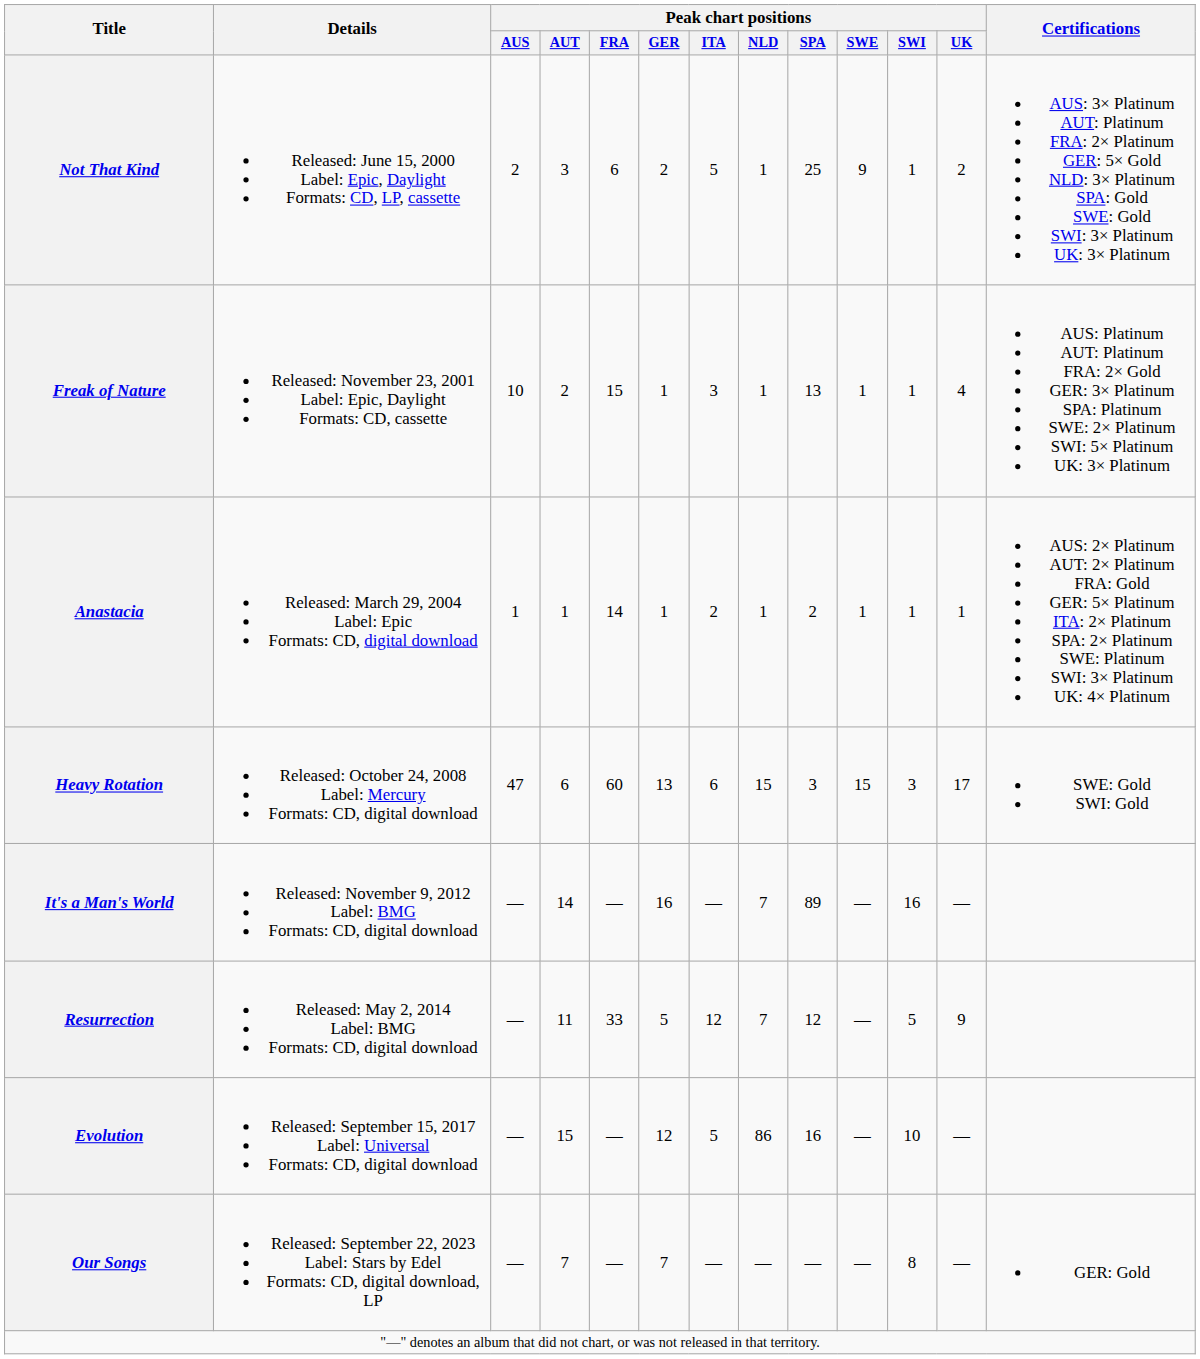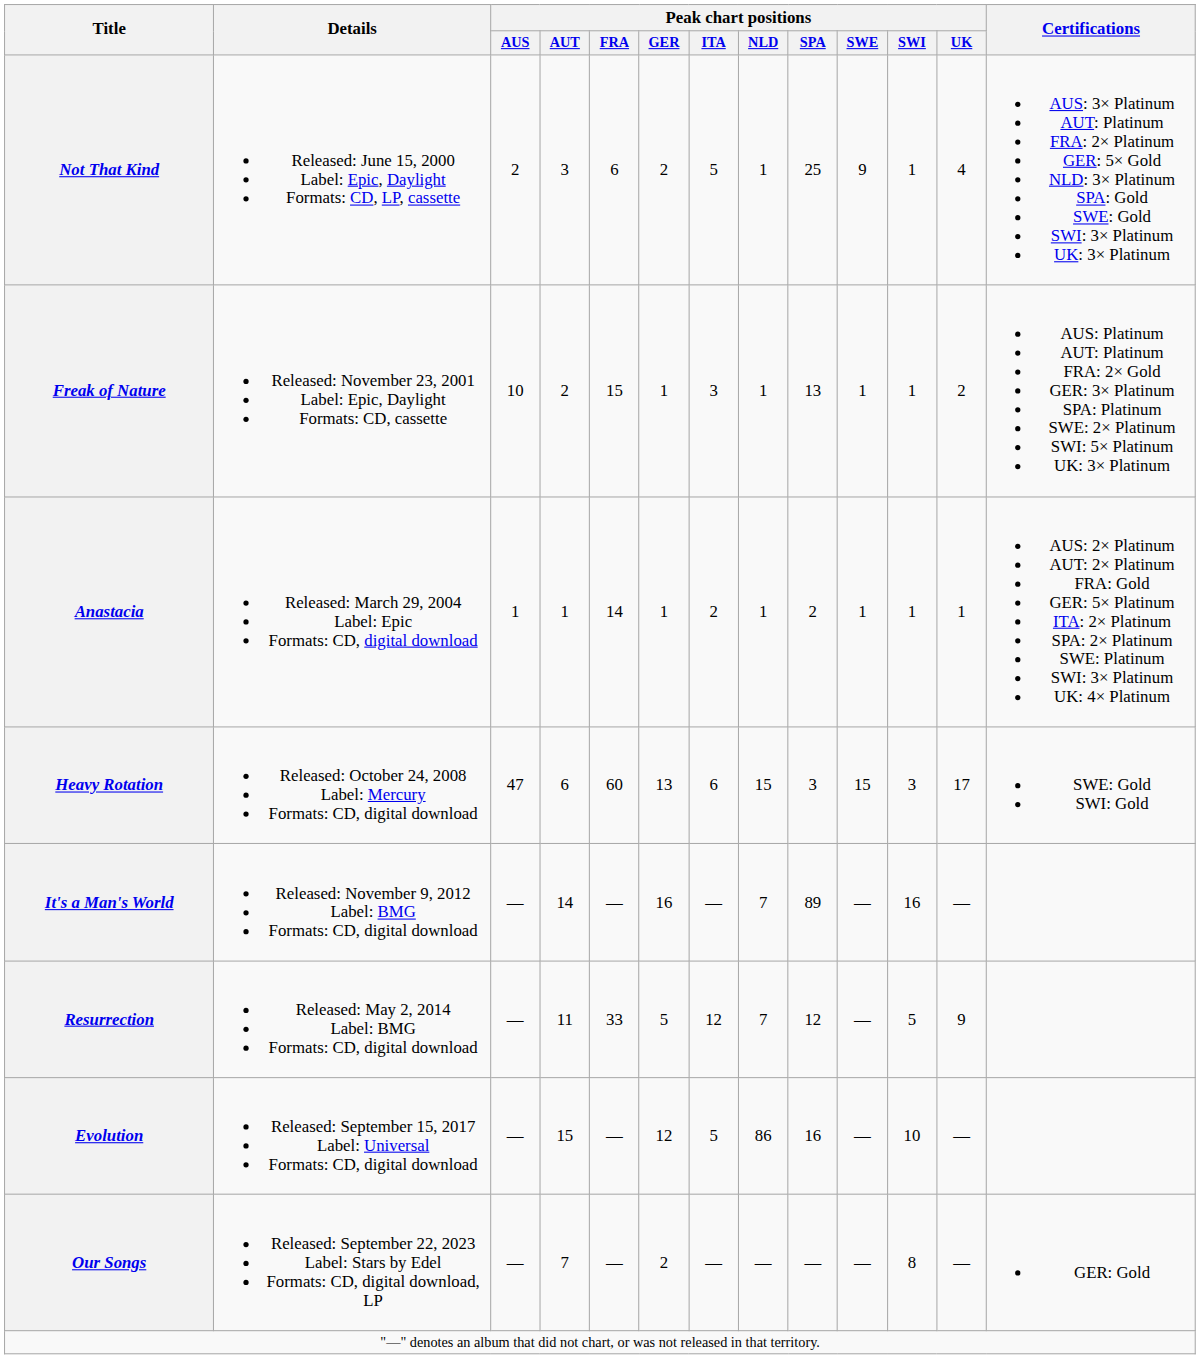(962, 169) 2 -> (962, 169) 4
(962, 390) 4 -> (962, 390) 2
(664, 1262) 7 -> (664, 1262) 2
